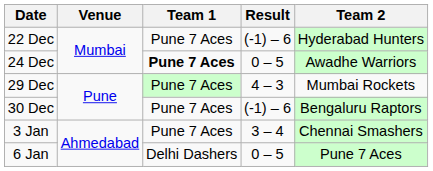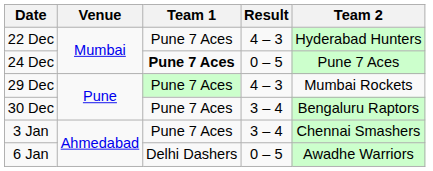(268, 39) (-1) – 6 -> (266, 39) 4 – 3
(361, 62) Awadhe Warriors -> (358, 62) Pune 7 Aces
(268, 108) (-1) – 6 -> (266, 108) 3 – 4
(361, 154) Pune 7 Aces -> (358, 154) Awadhe Warriors
